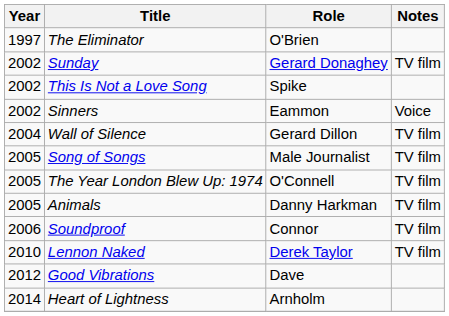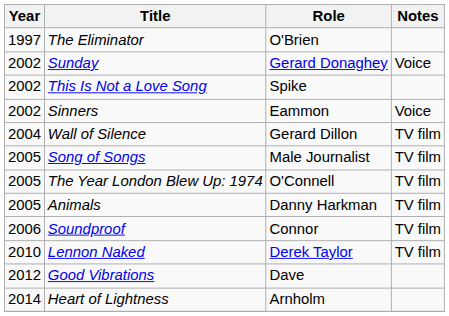(418, 63) TV film -> (413, 63) Voice
